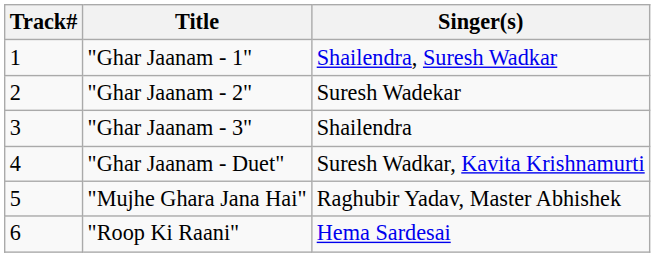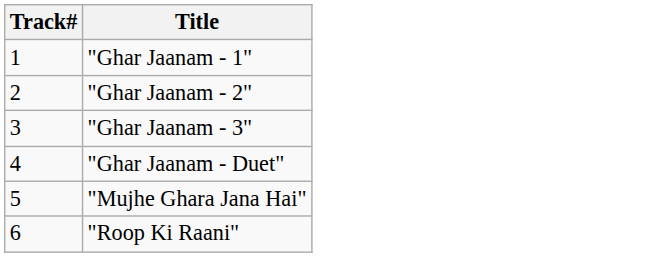- column: (481, 22)
